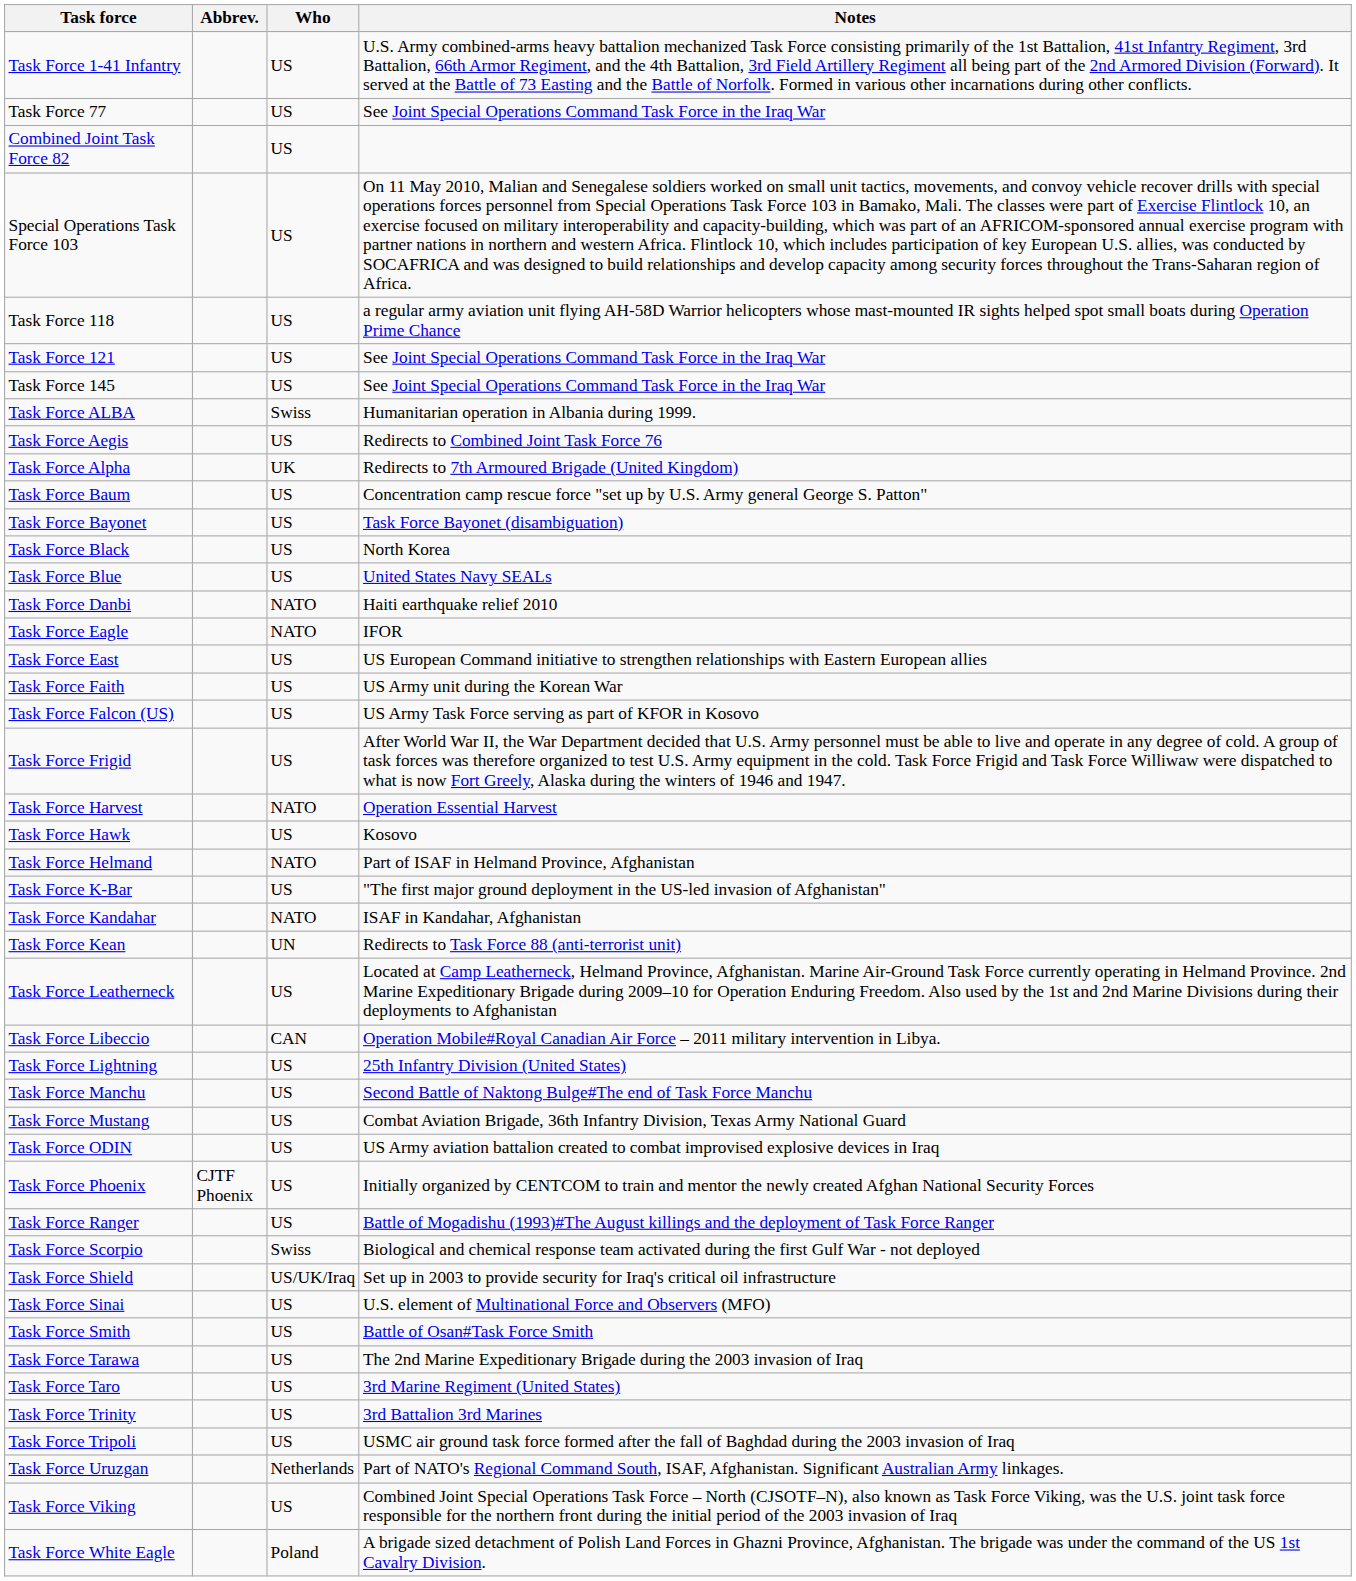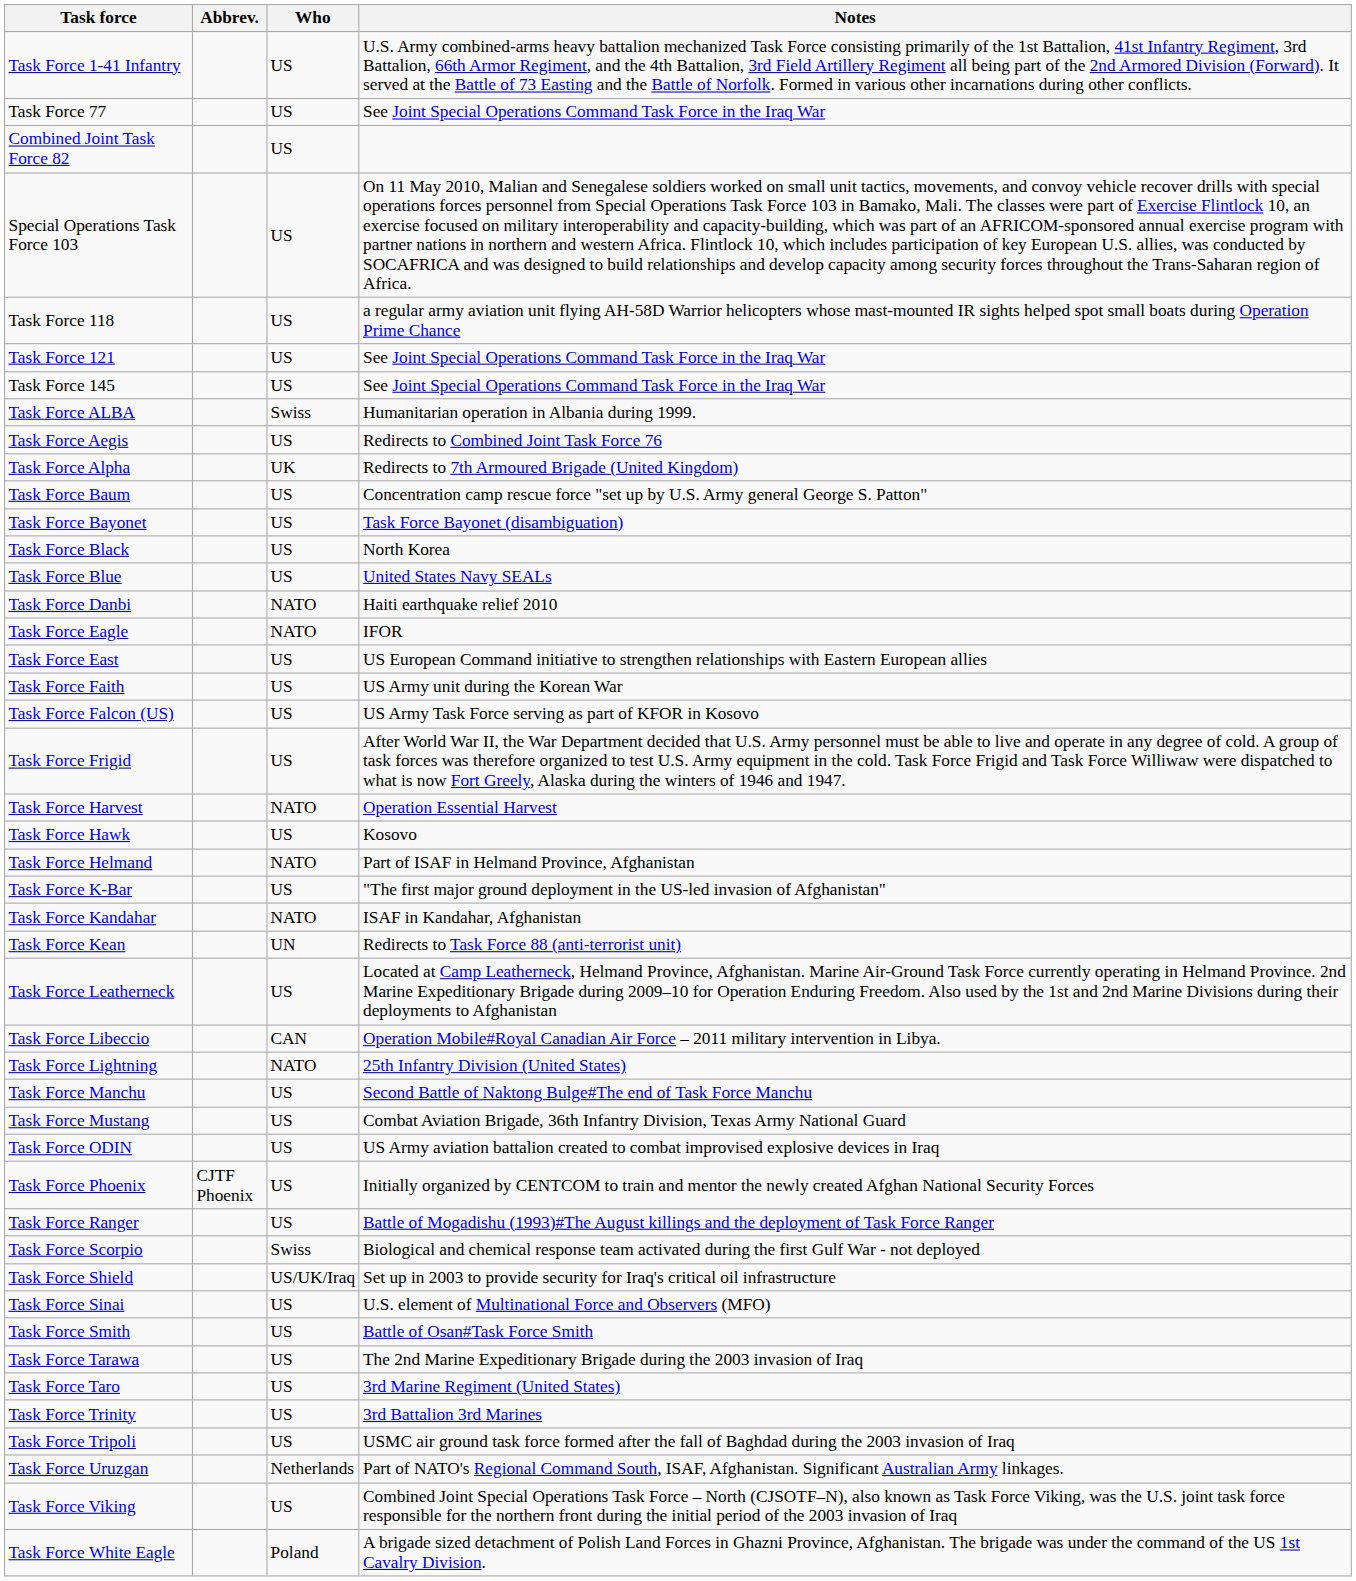(282, 1065) US -> (293, 1065) NATO
